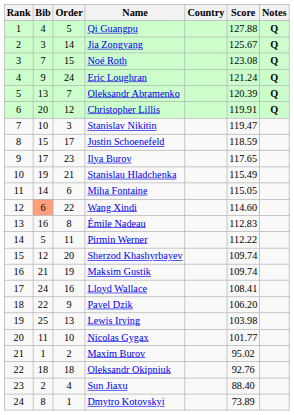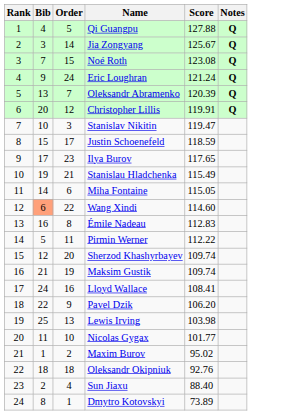- column: (206, 12)
